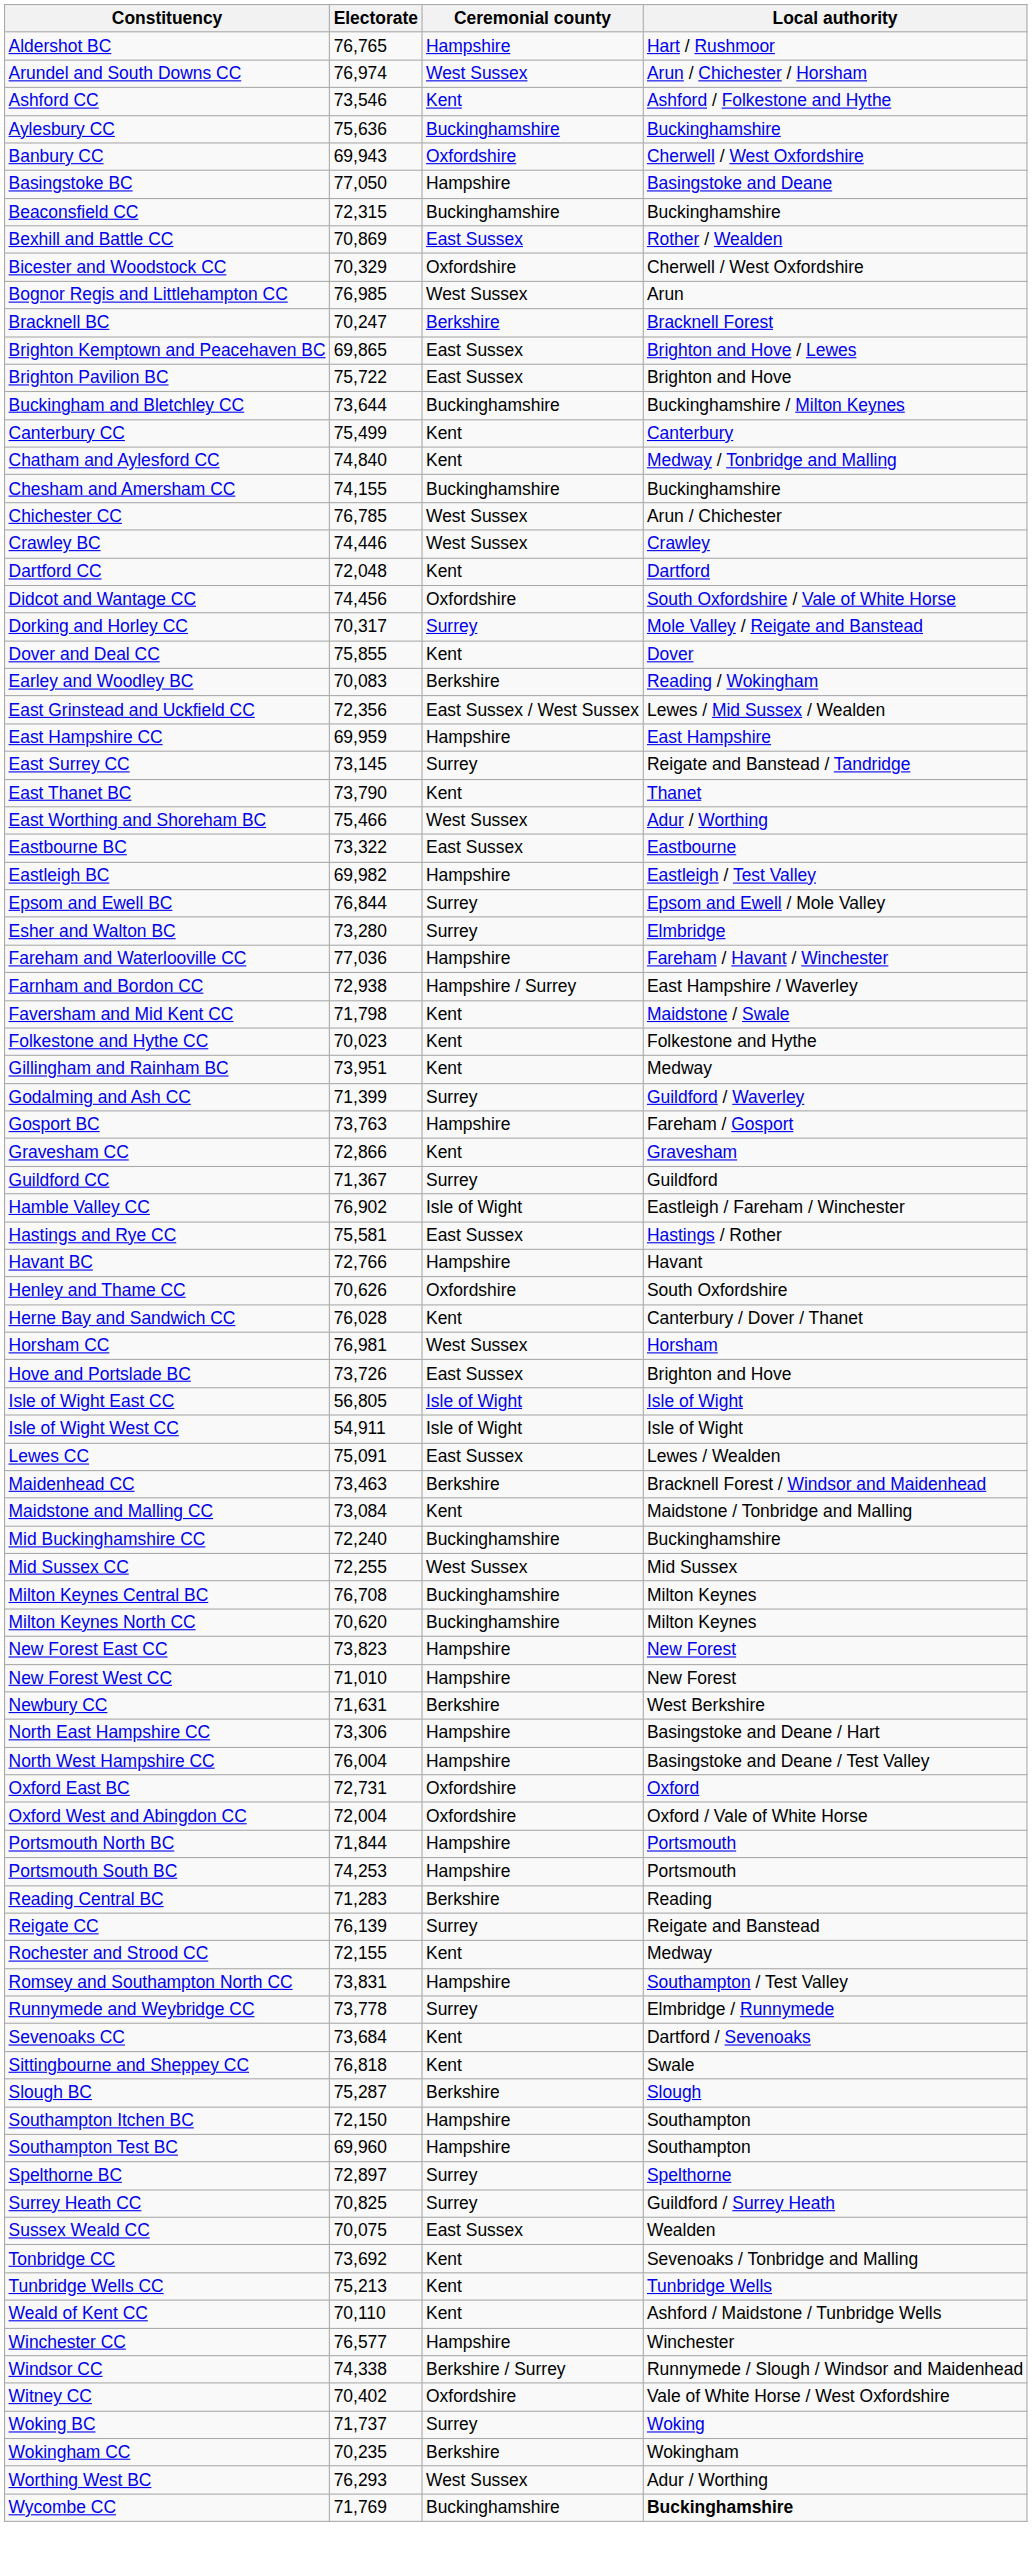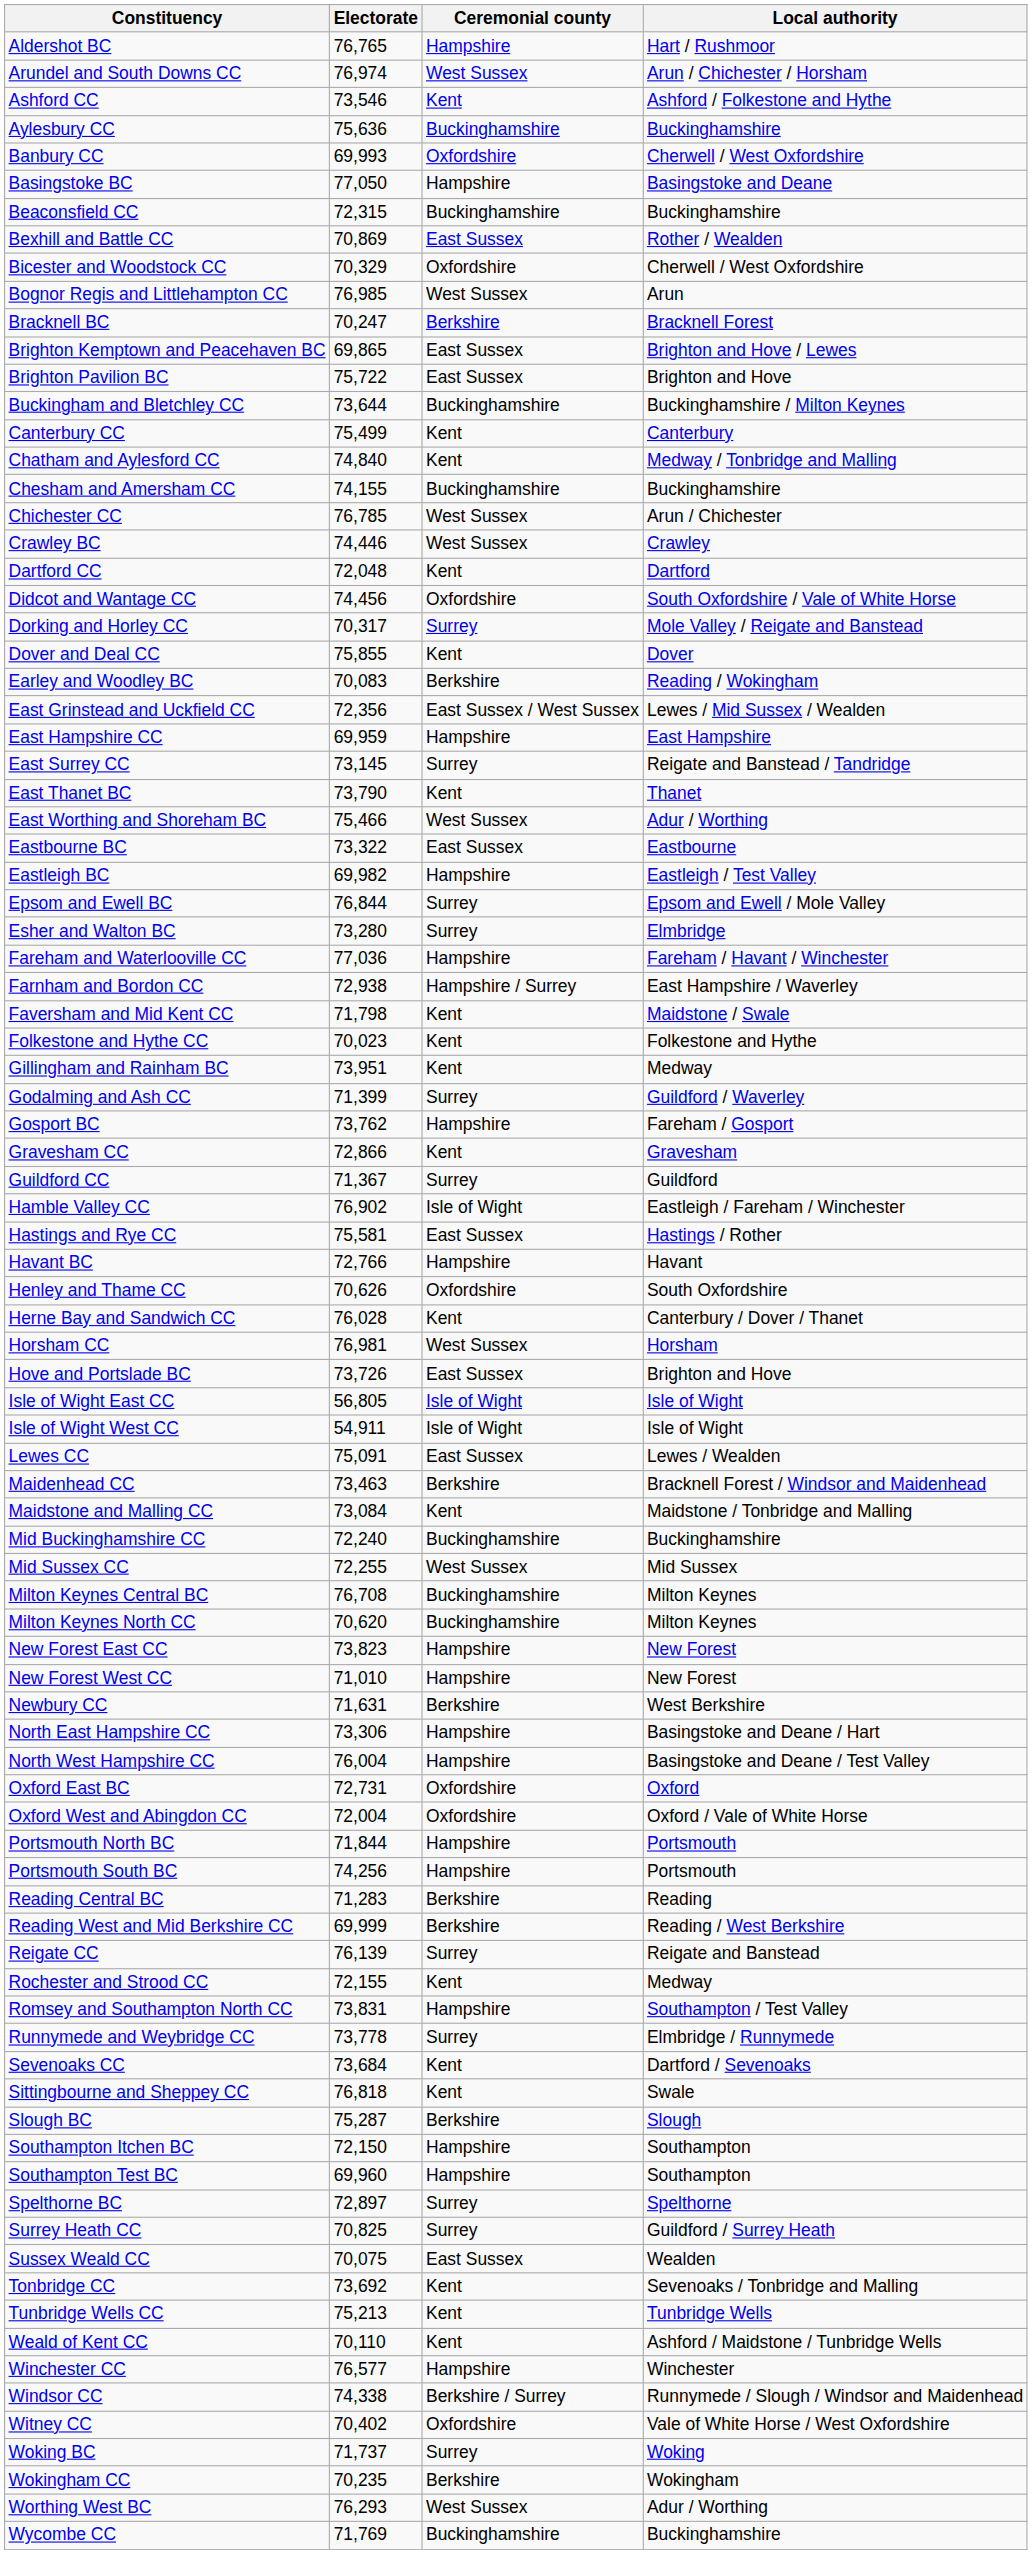(360, 156) 69,943 -> (360, 156) 69,993
(360, 1124) 73,763 -> (360, 1124) 73,762
(360, 1871) 74,253 -> (360, 1871) 74,256
+ row: (151, 1926)
(720, 2507) bold -> (714, 2535) normal
